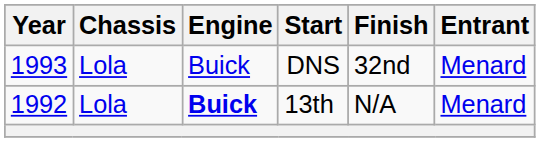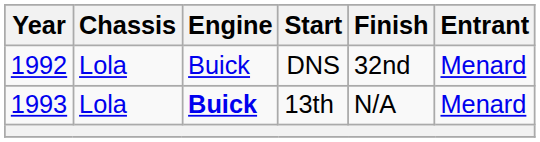(39, 65) 1993 -> (39, 65) 1992
(39, 105) 1992 -> (39, 105) 1993
